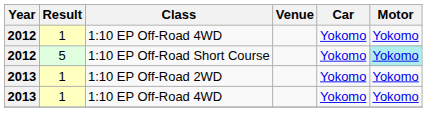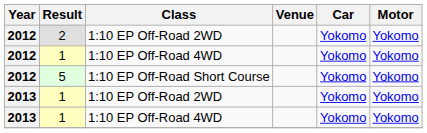+ row: (62, 36)
(396, 56) paleturquoise background -> (396, 77) no background
